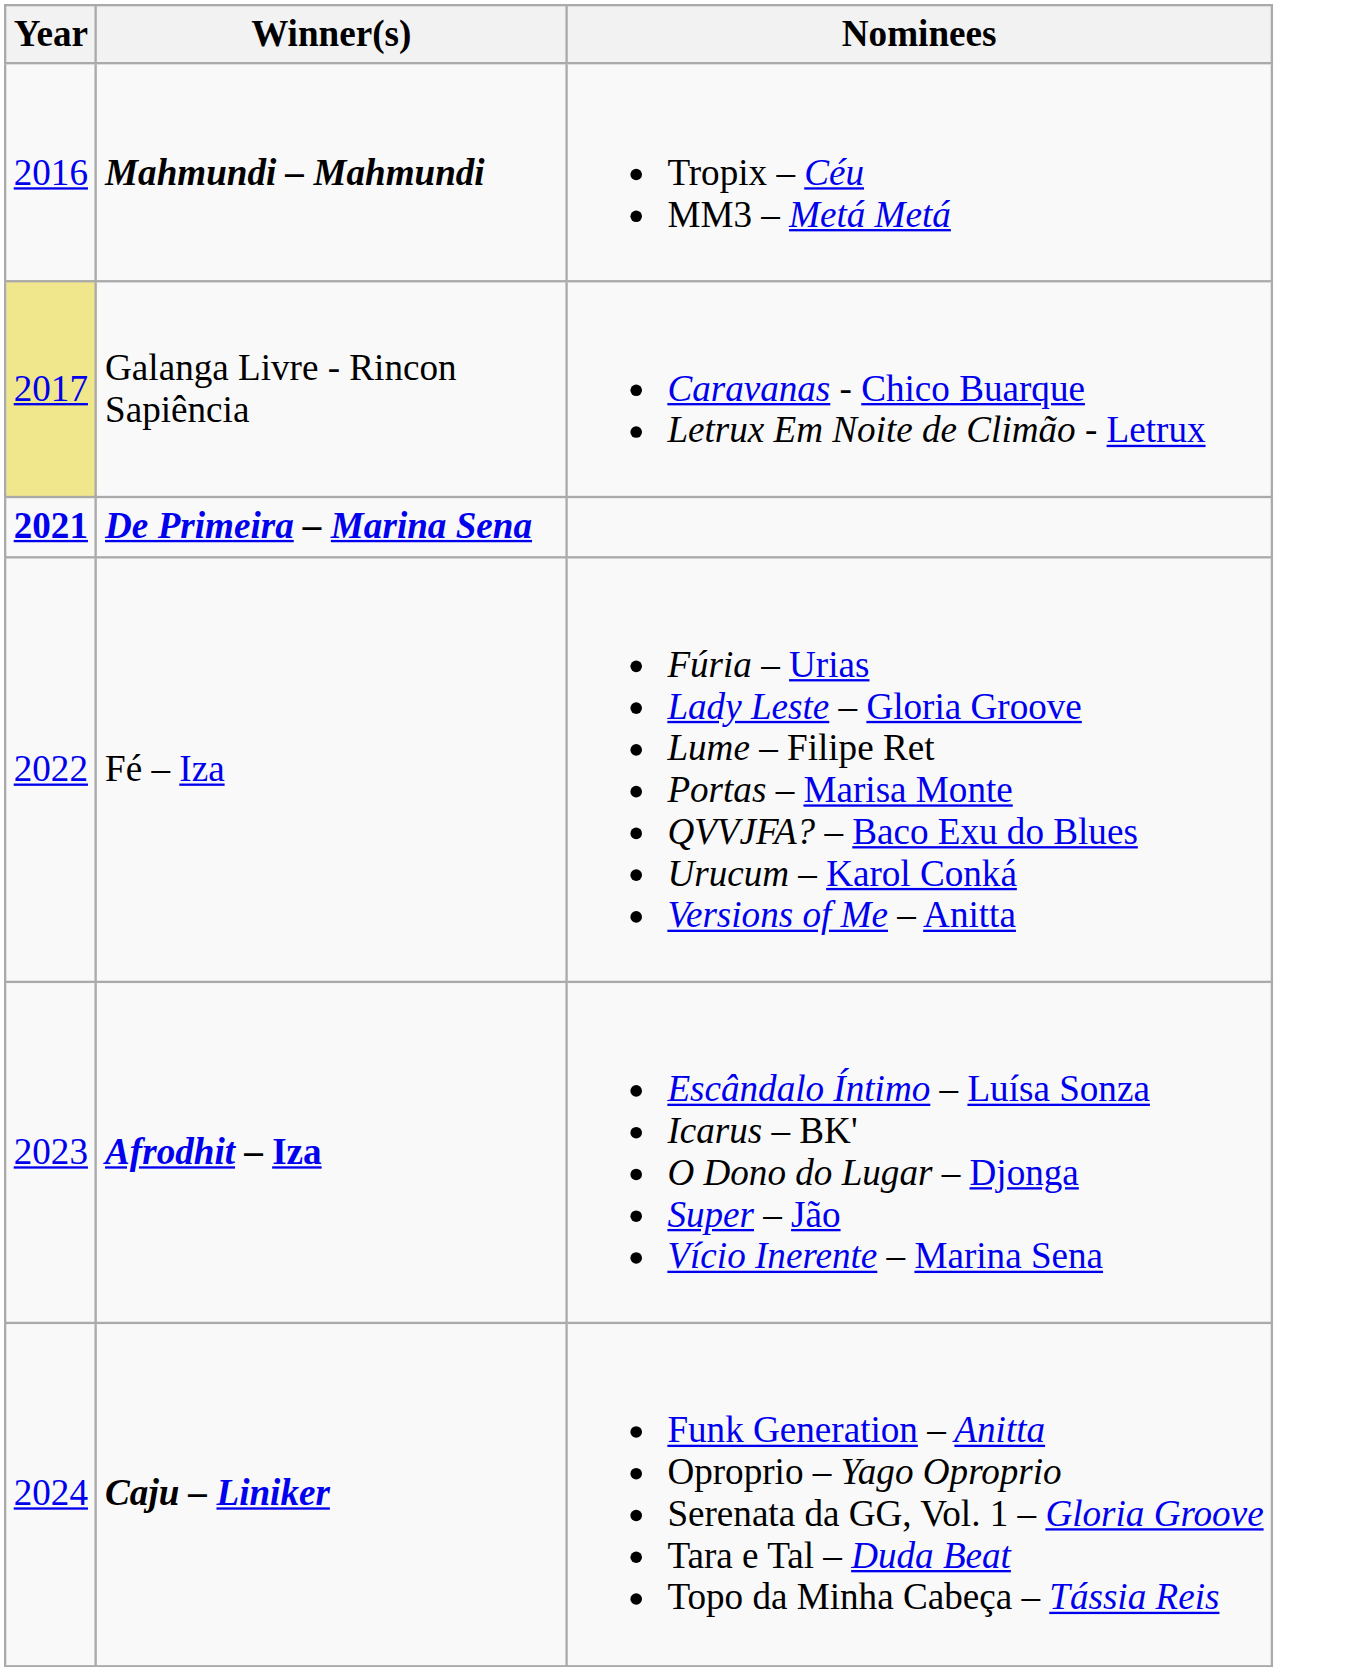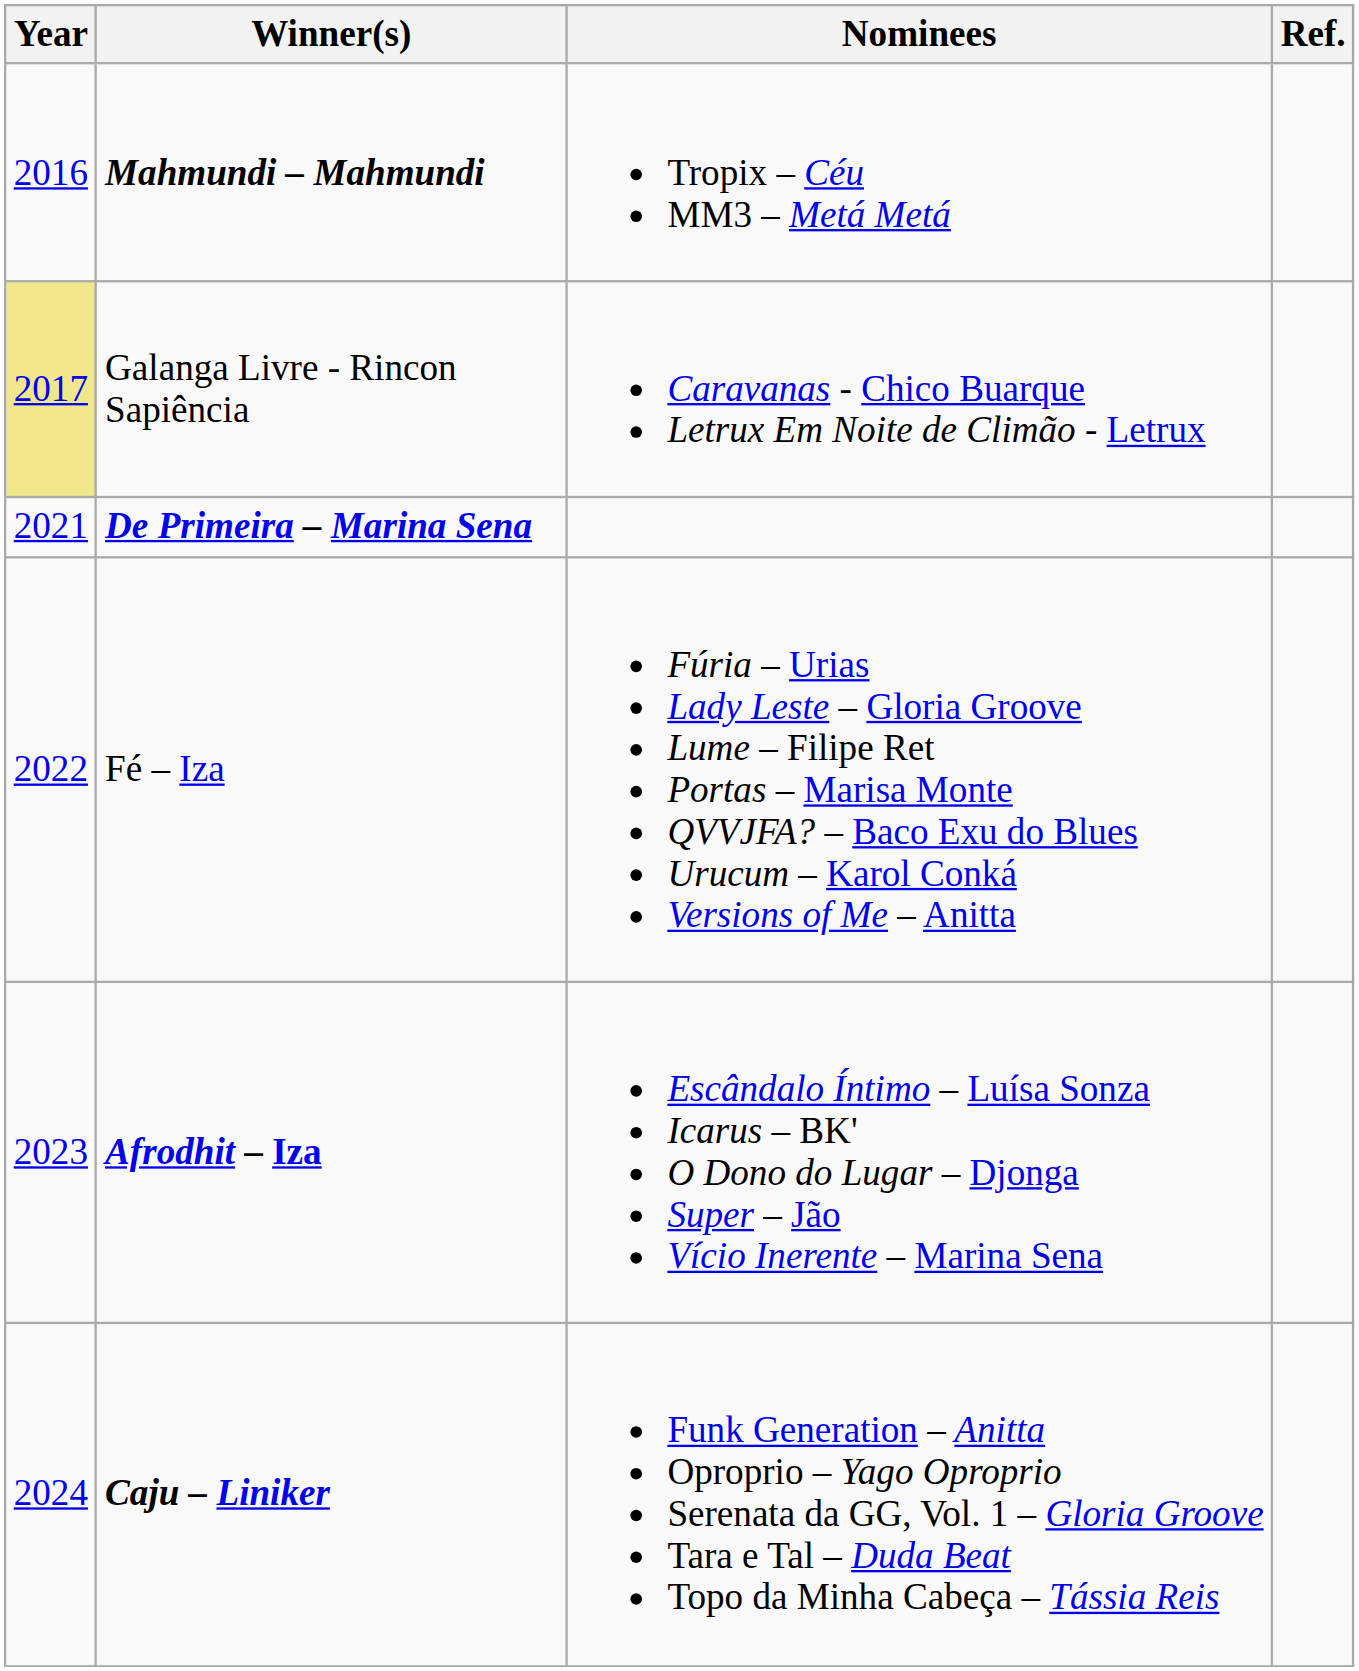+ column: (1313, 33)
(51, 526) bold -> (51, 526) normal
